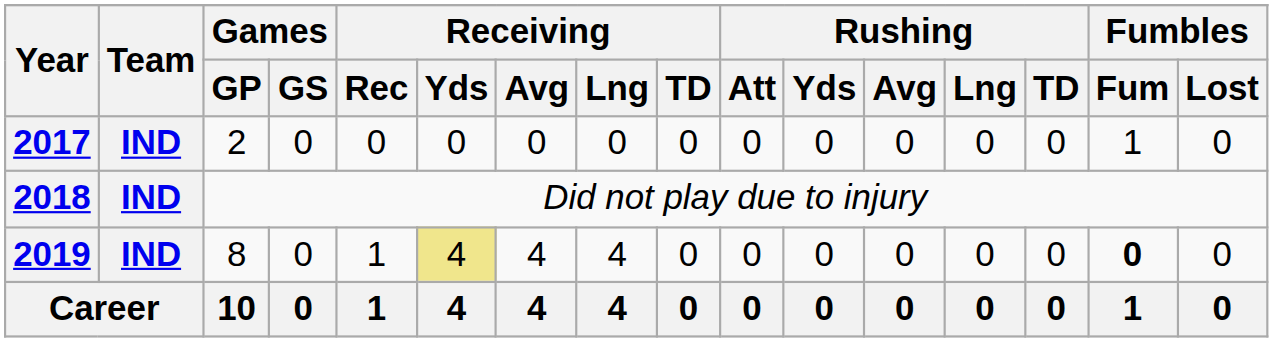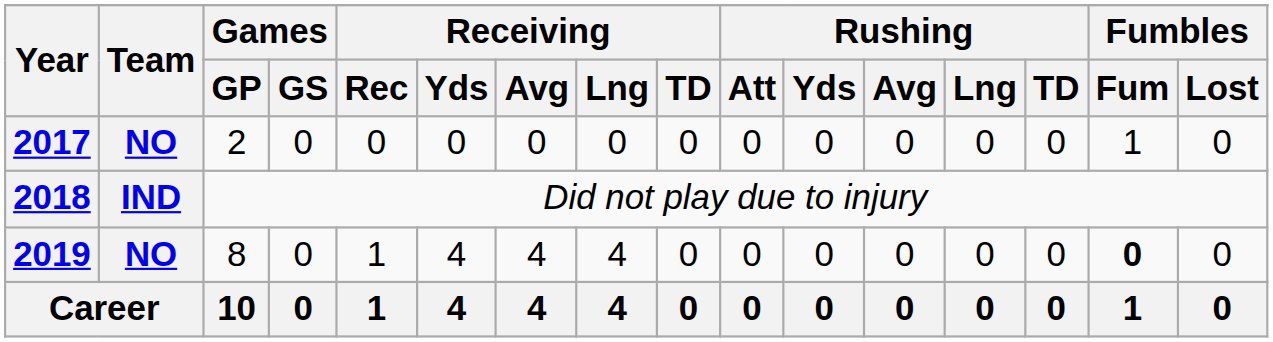(151, 142) IND -> (151, 142) NO
(151, 253) IND -> (151, 253) NO
(456, 253) khaki background -> (456, 253) no background
